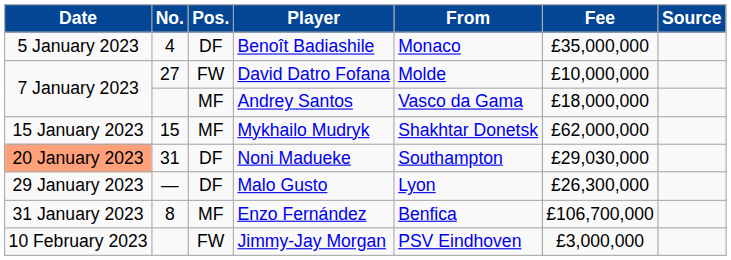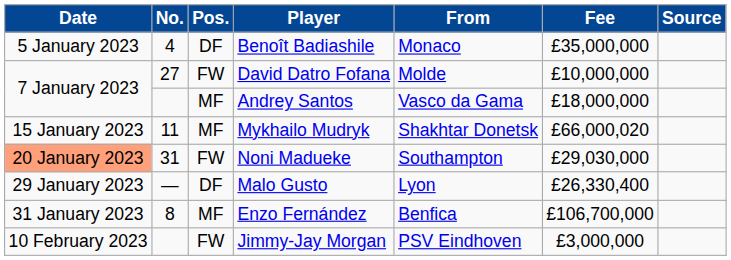(170, 130) 15 -> (170, 130) 11
(600, 130) £62,000,000 -> (600, 130) £66,000,020
(211, 158) DF -> (211, 158) FW
(600, 185) £26,300,000 -> (600, 185) £26,330,400
